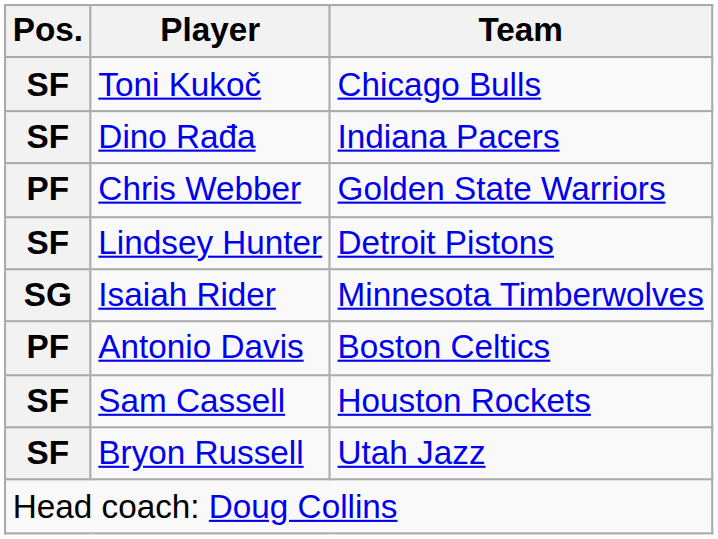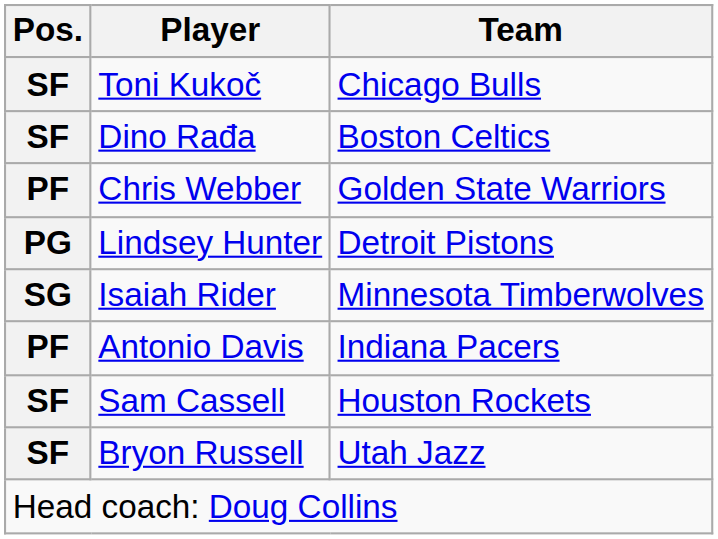(449, 136) Indiana Pacers -> (444, 136) Boston Celtics
(48, 242) SF -> (48, 242) PG
(444, 347) Boston Celtics -> (449, 347) Indiana Pacers
